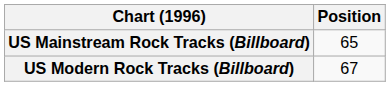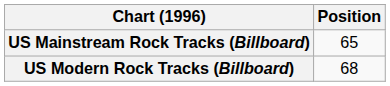(349, 68) 67 -> (349, 68) 68
